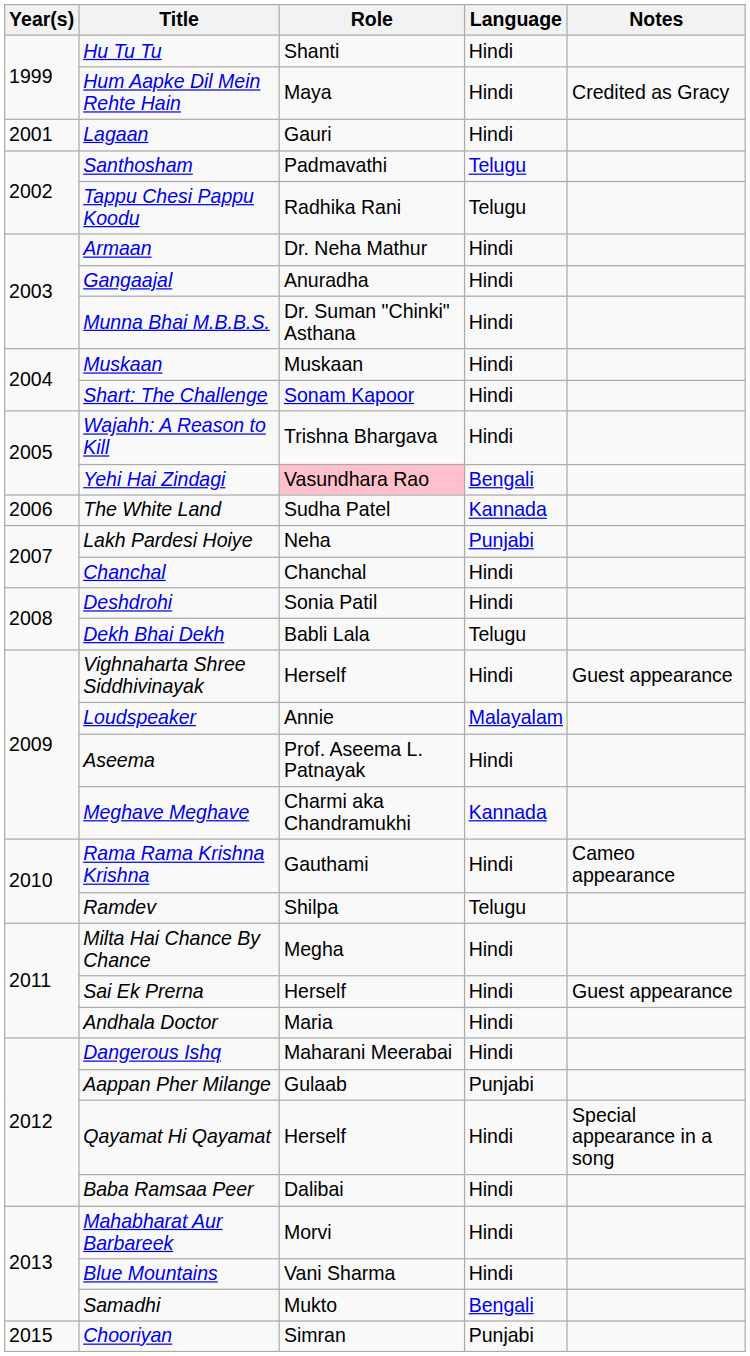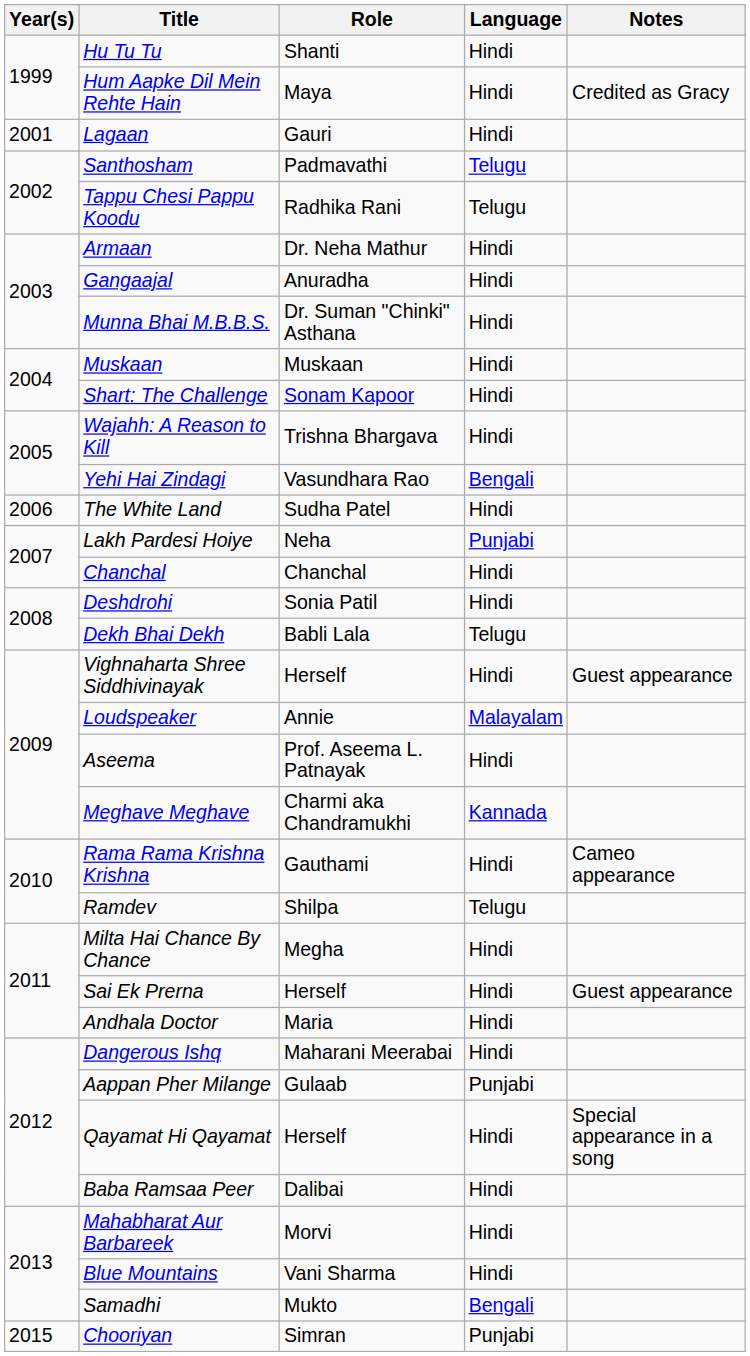(357, 479) pink background -> (357, 479) no background
(508, 510) Kannada -> (491, 510) Hindi
